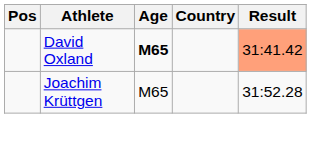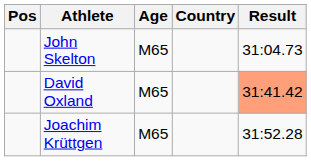+ row: (70, 50)
(153, 50) bold -> (153, 92) normal
